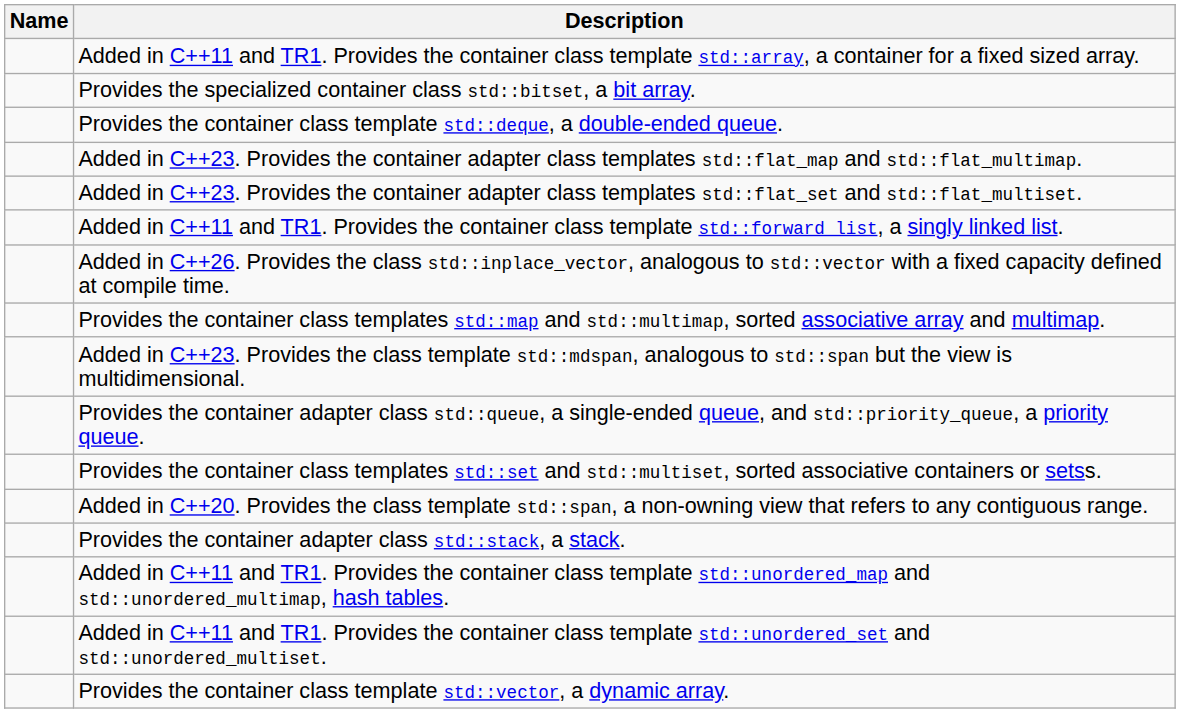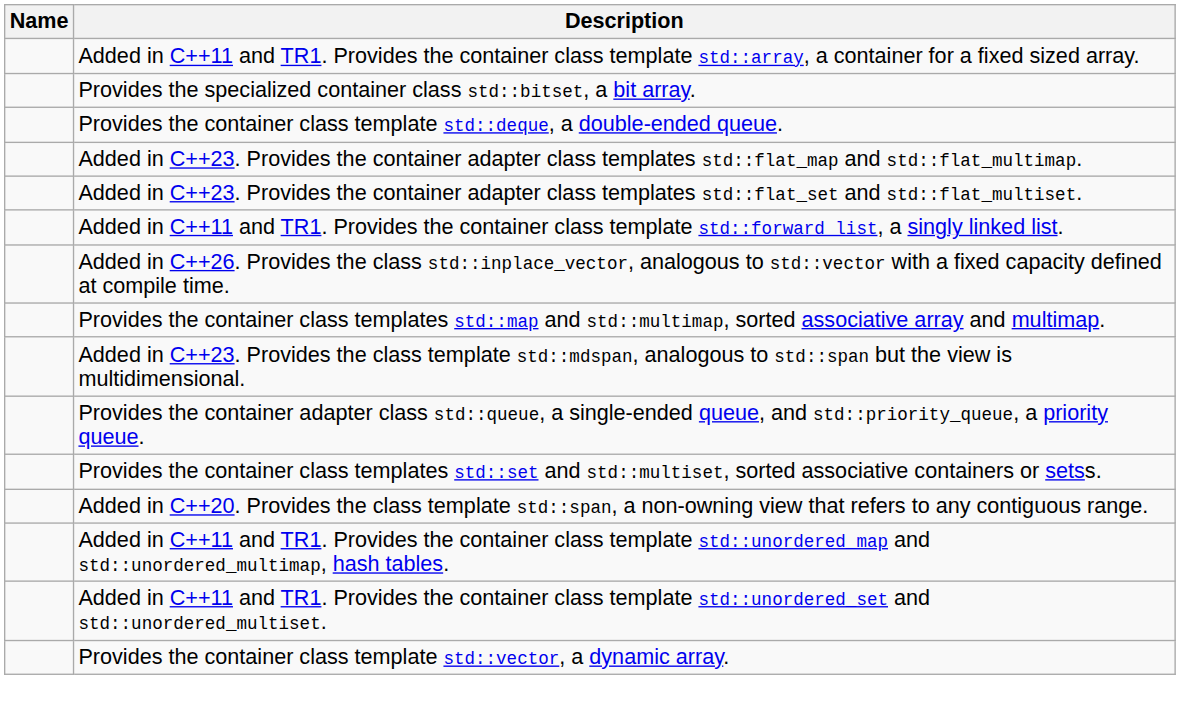- row: (352, 540)
